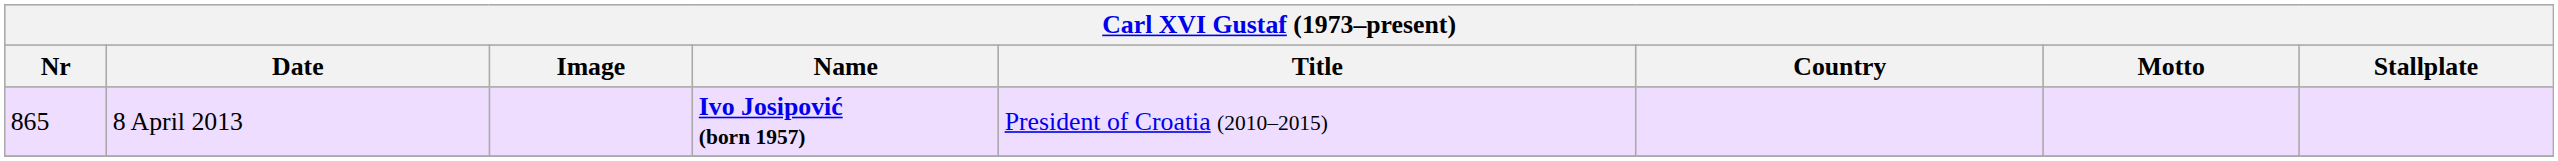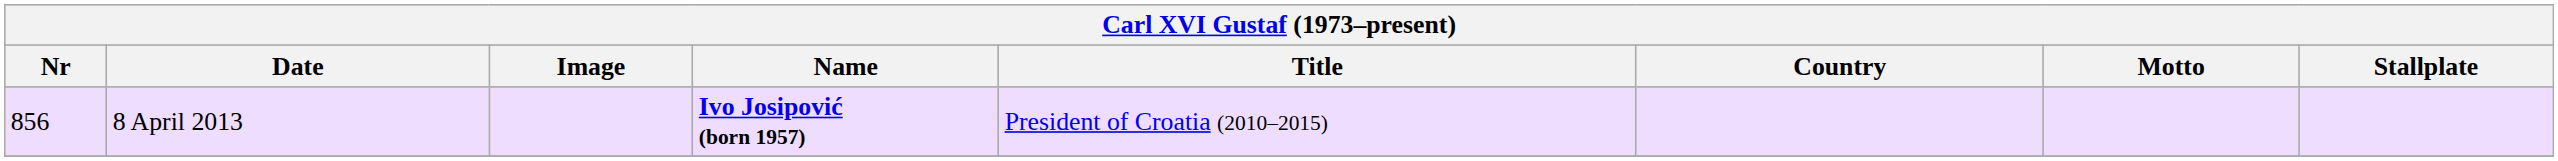(30, 121) 865 -> (30, 121) 856
